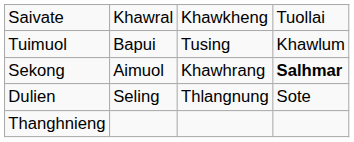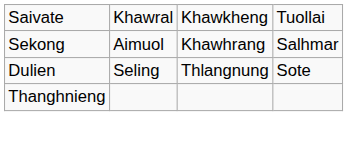- row: (38, 44)
(309, 70) bold -> (308, 44) normal
